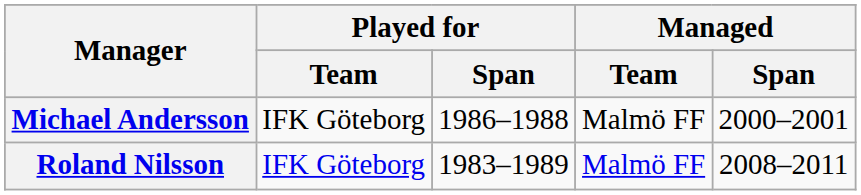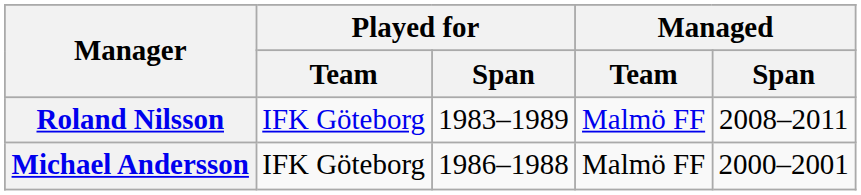rows swapped: (130, 165) <-> (130, 119)
